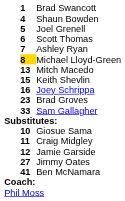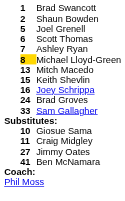(23, 18) 4 -> (23, 18) 2
(25, 100) 23 -> (25, 100) 24
- row: (66, 151)
